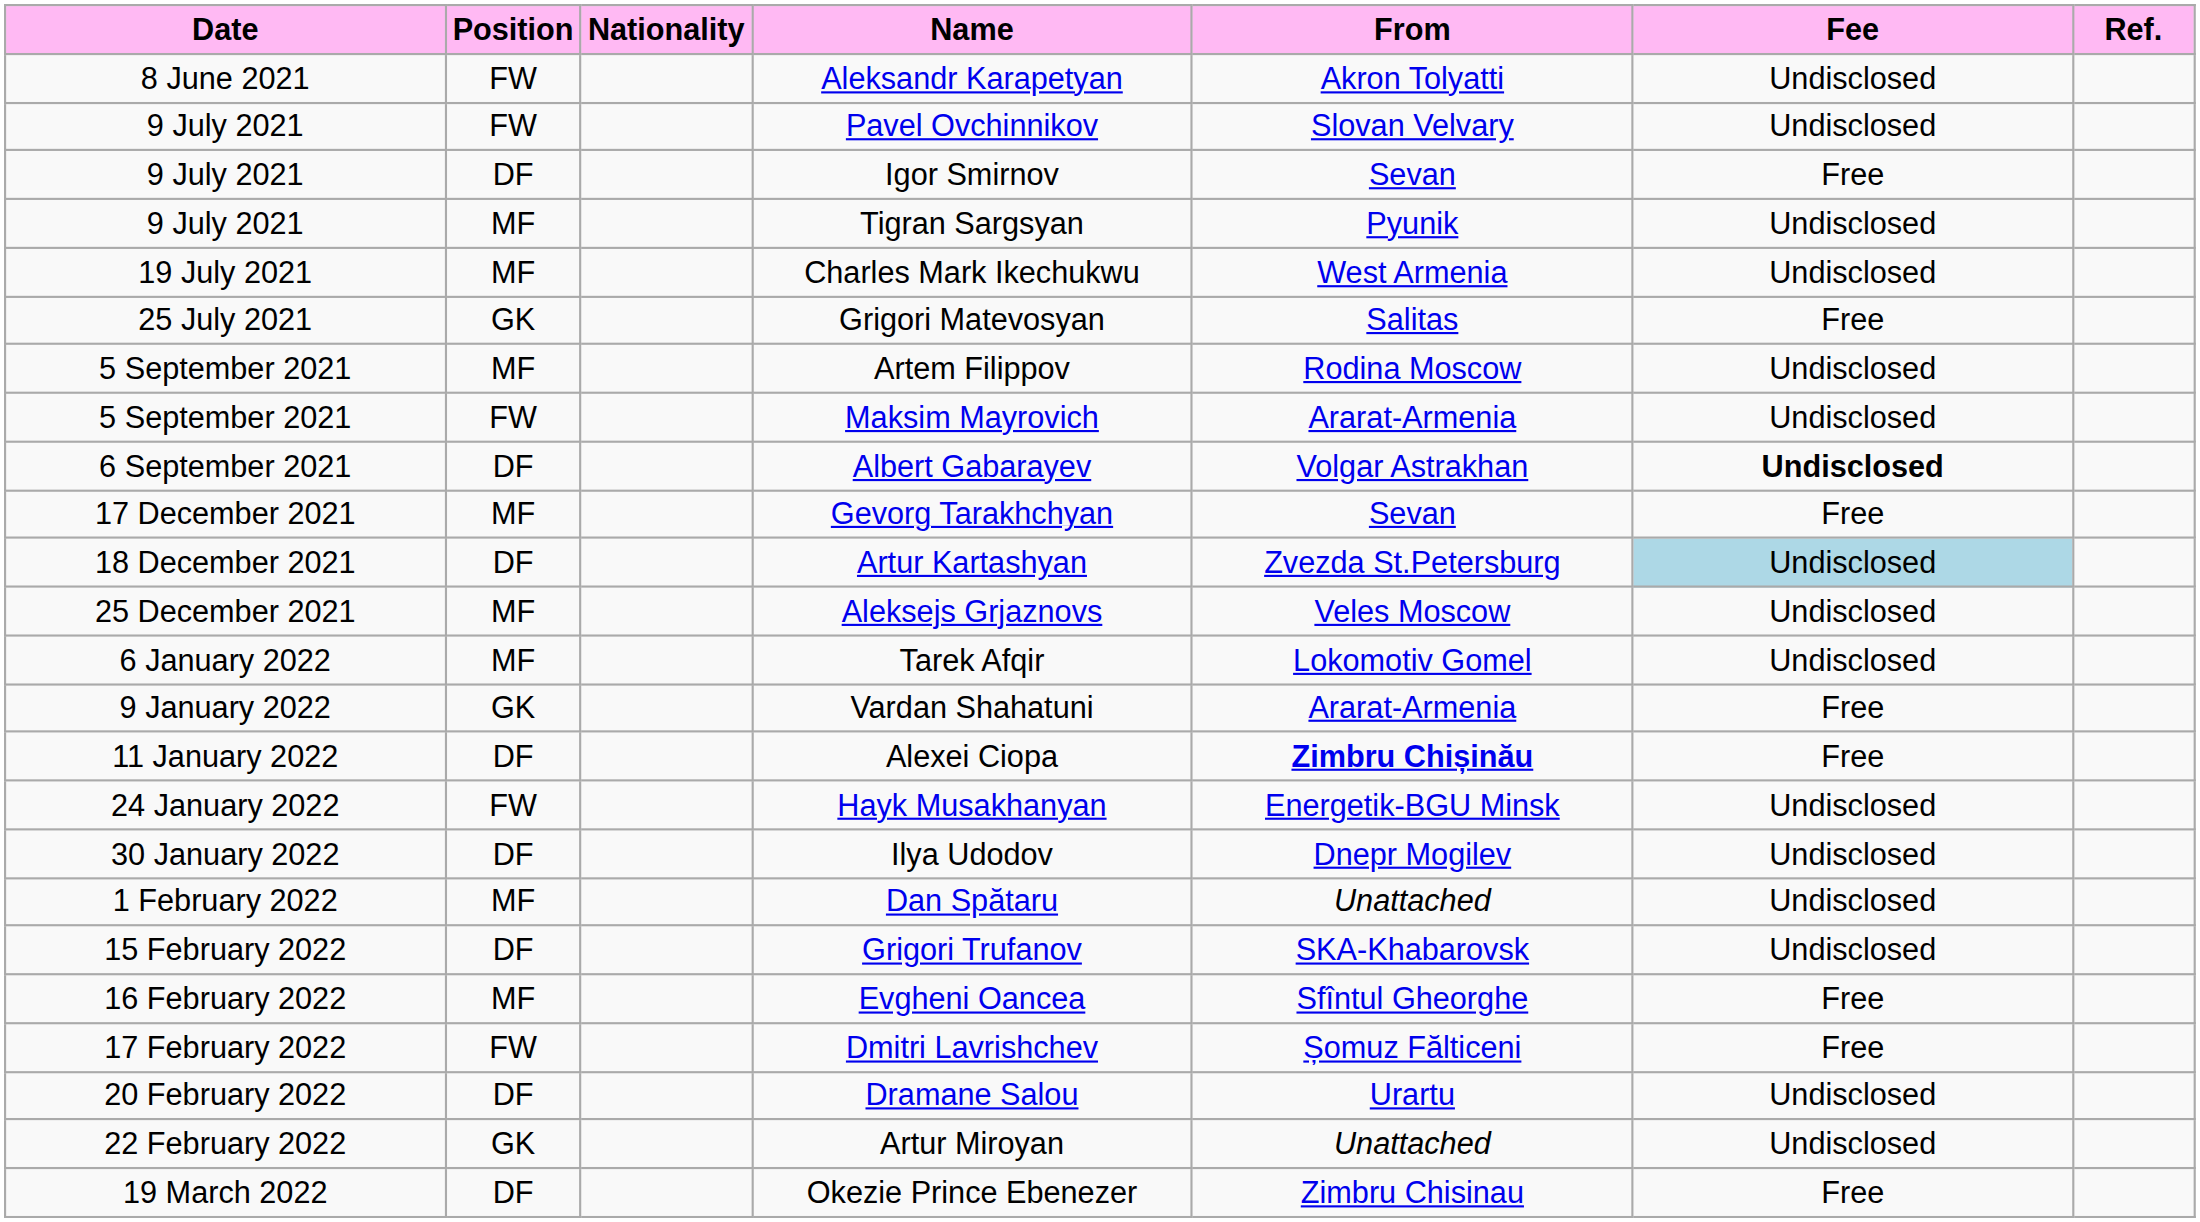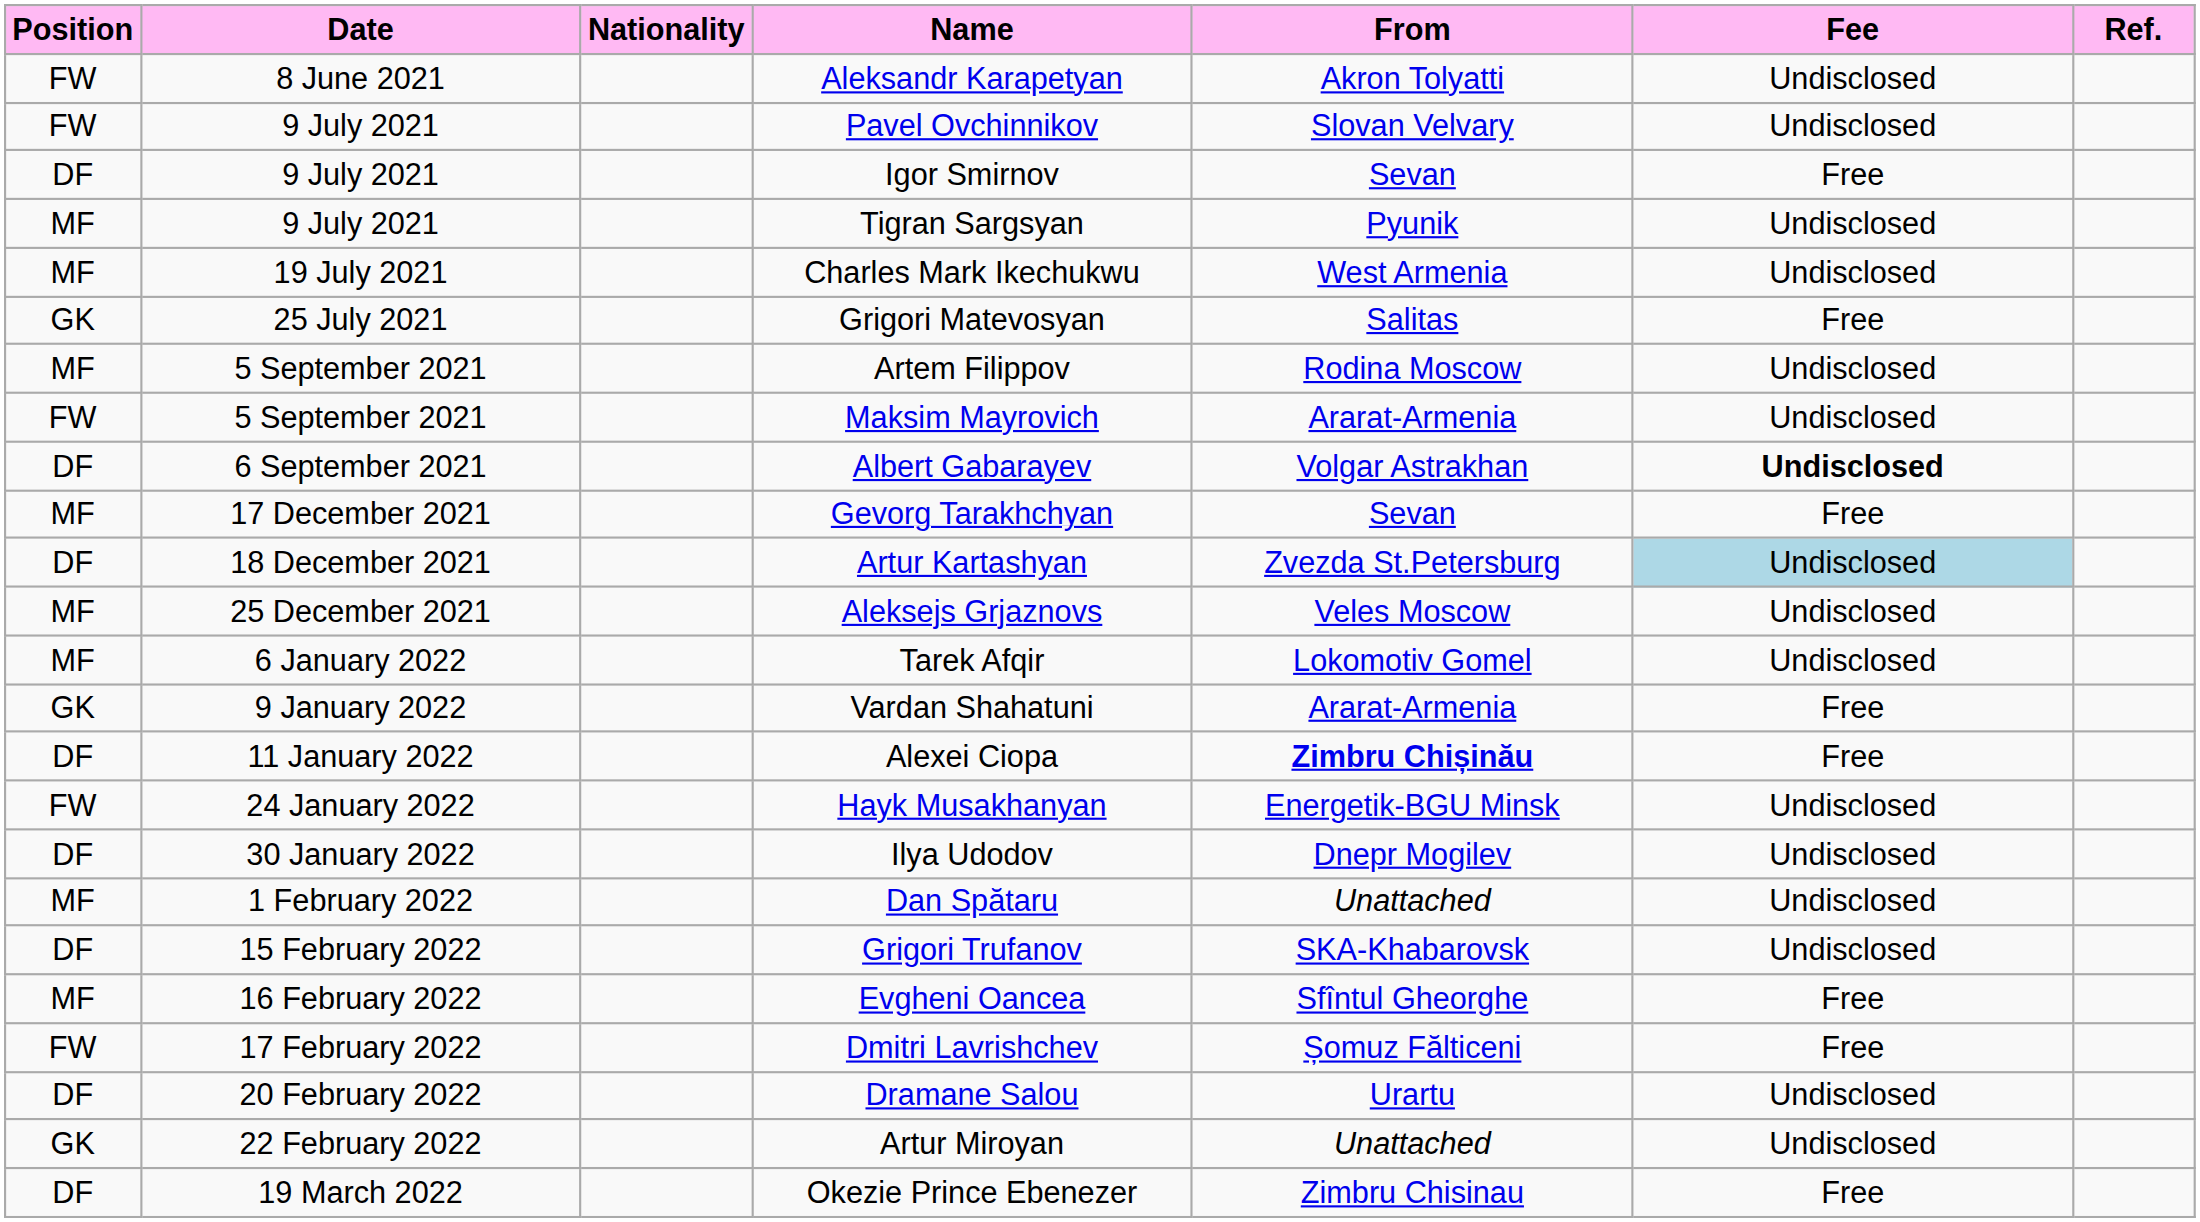columns swapped: (225, 30) <-> (513, 30)
